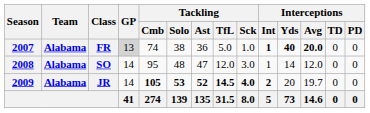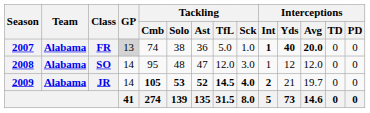(289, 64) 14 -> (289, 64) 12
(289, 82) 20 -> (289, 82) 21
